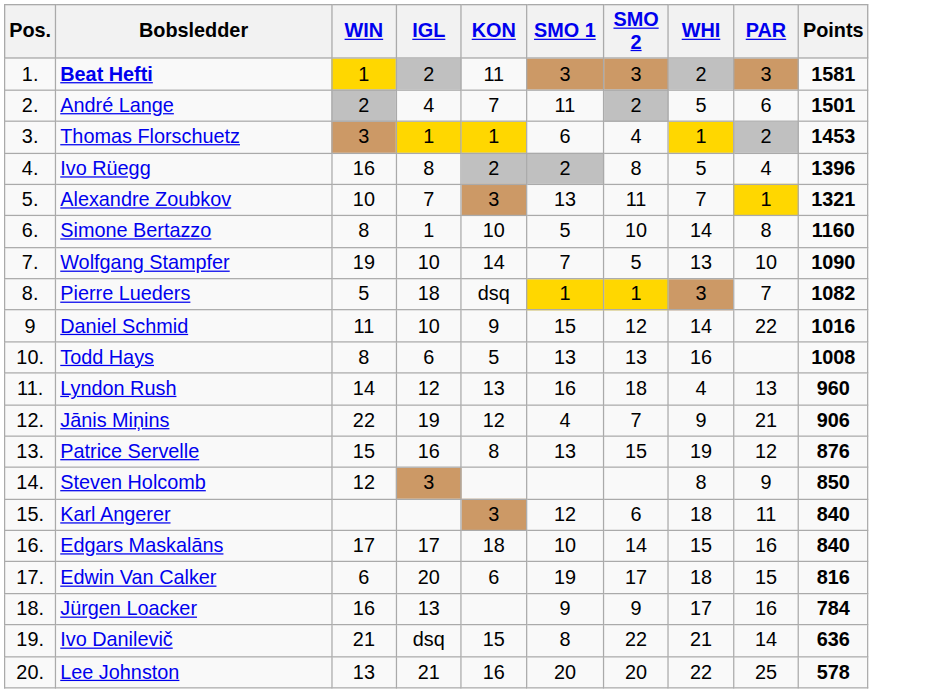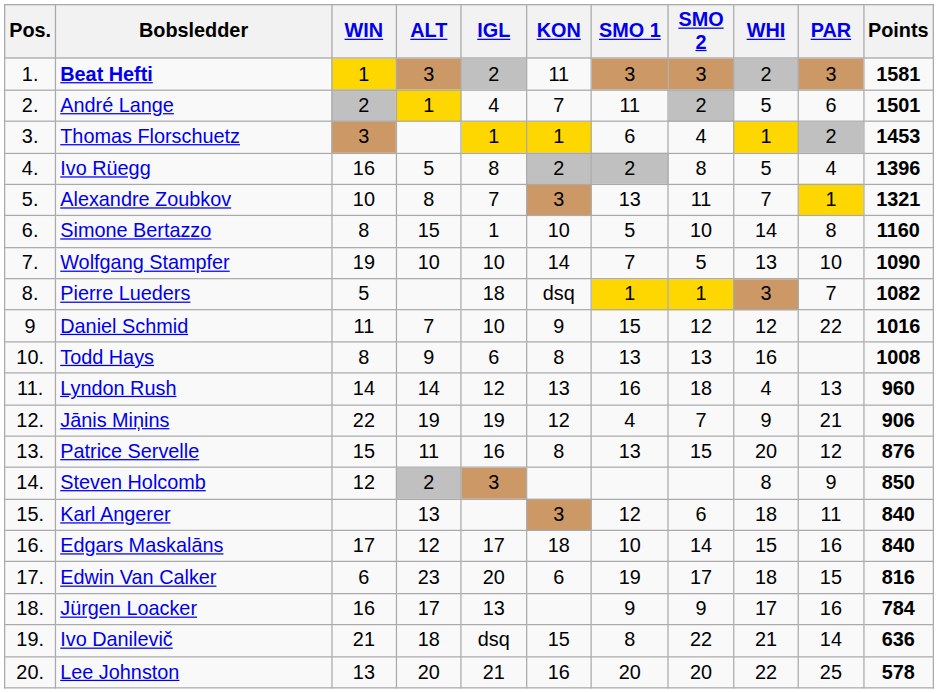+ column: (429, 31)
(701, 325) 14 -> (766, 325) 12
(494, 357) 5 -> (559, 357) 8
(701, 451) 19 -> (766, 451) 20
